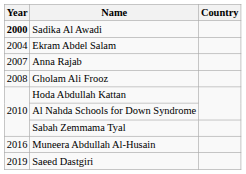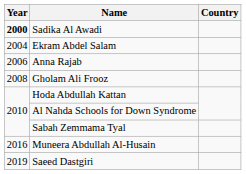(17, 62) 2007 -> (17, 62) 2006
